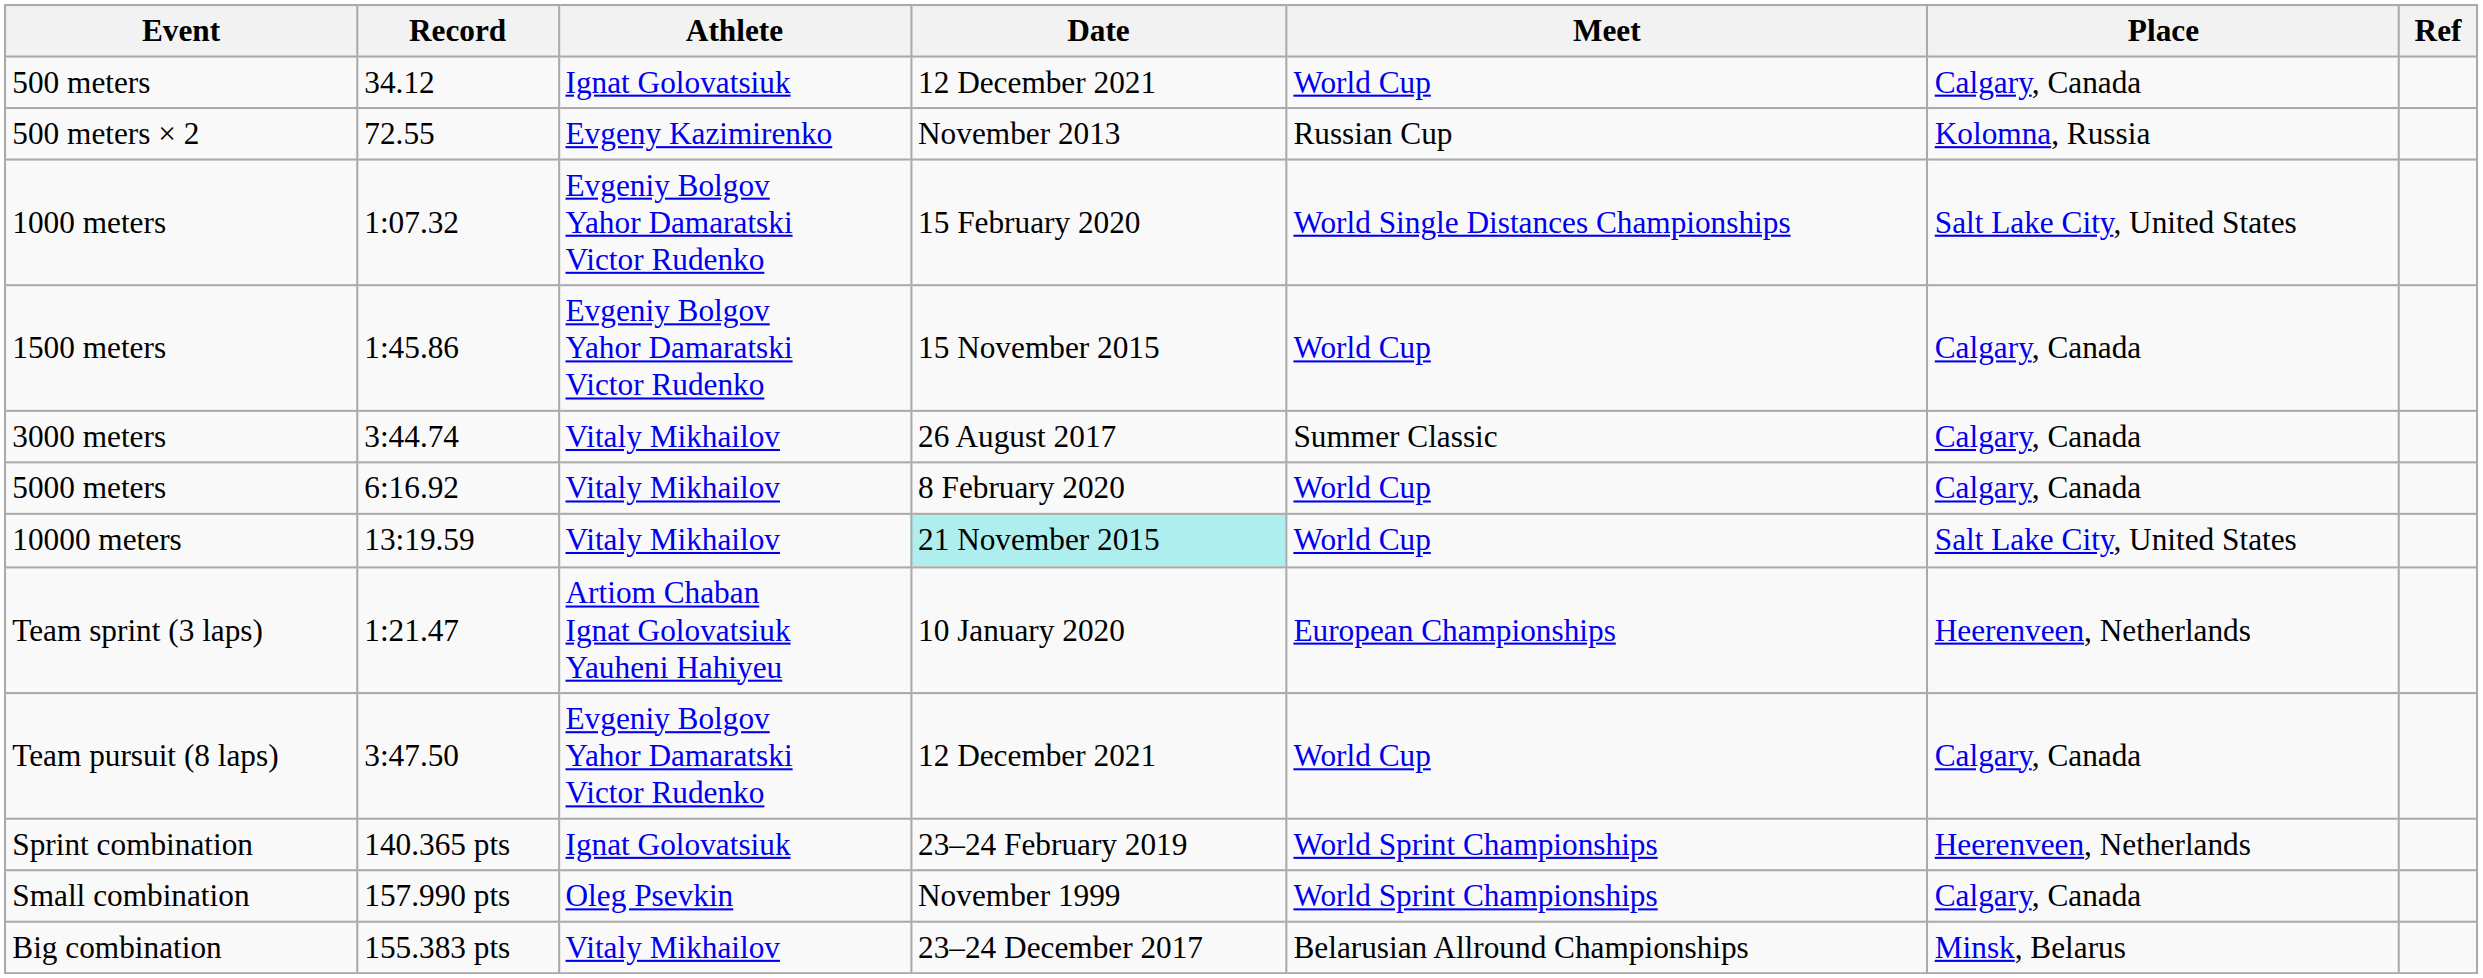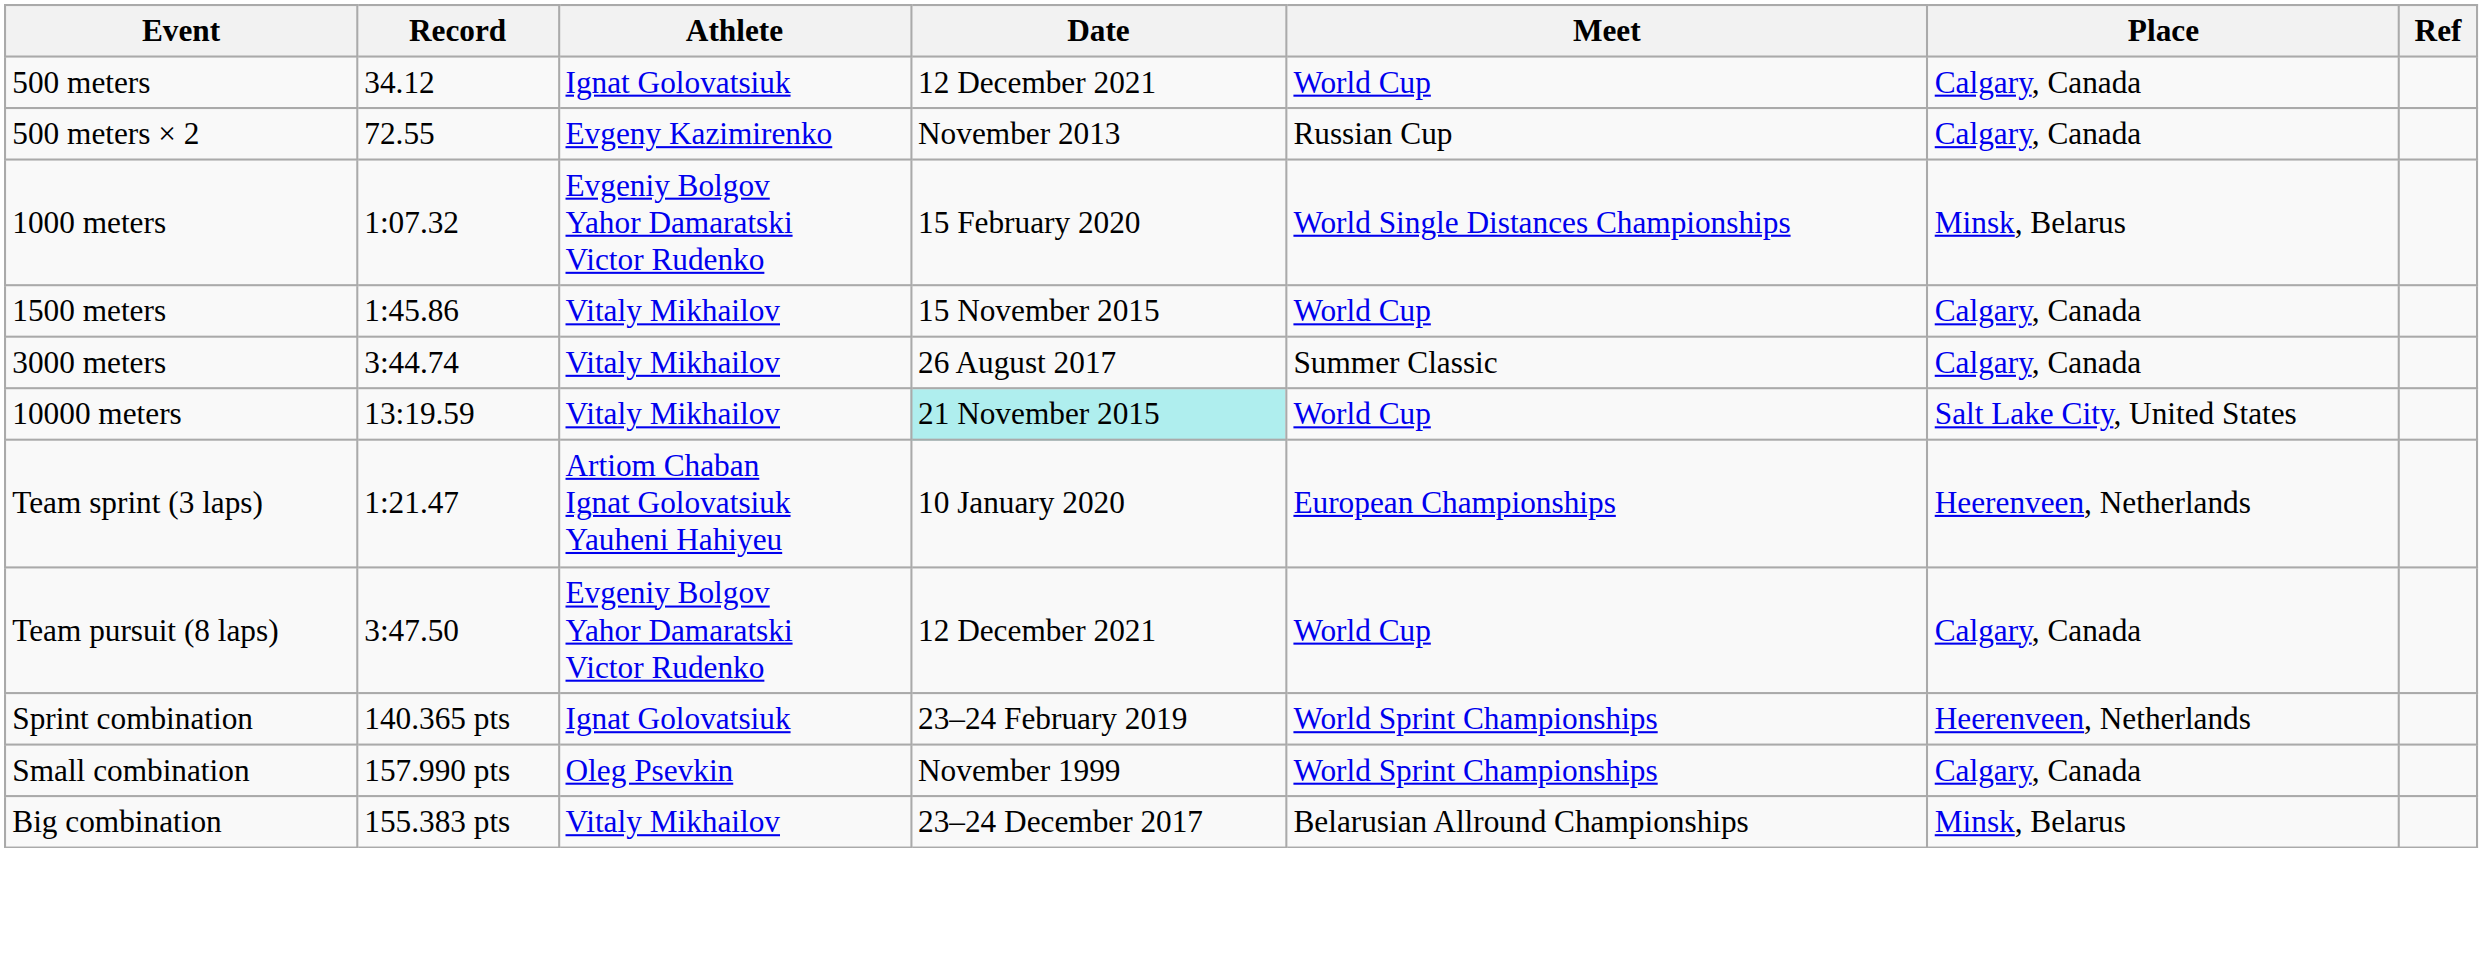(2043, 133) Kolomna, Russia -> (2038, 133) Calgary, Canada
(2116, 222) Salt Lake City, United States -> (2030, 222) Minsk, Belarus
(679, 348) Evgeniy Bolgov Yahor Damaratski Victor Rudenko -> (673, 311) Vitaly Mikhailov
- row: (89, 488)
